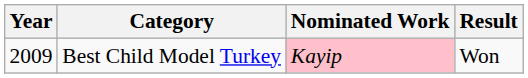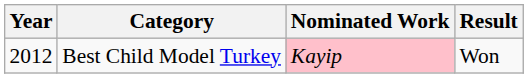(31, 55) 2009 -> (31, 55) 2012
